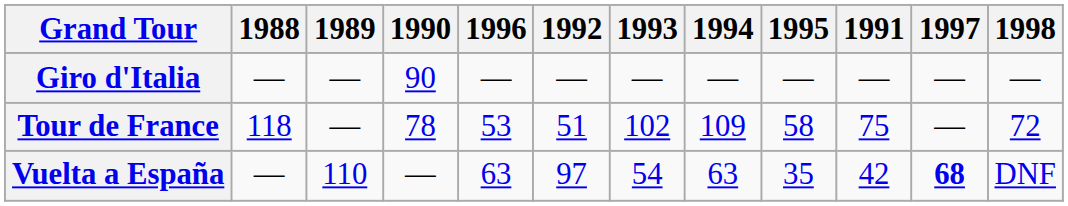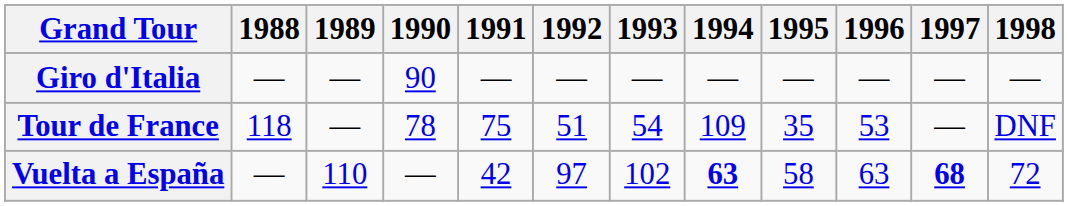columns swapped: (874, 28) <-> (496, 28)
(647, 126) 102 -> (647, 126) 54
(798, 126) 58 -> (798, 126) 35
(1025, 126) 72 -> (1025, 126) DNF
(647, 175) 54 -> (647, 175) 102
(723, 175) normal -> (723, 175) bold
(798, 175) 35 -> (798, 175) 58
(1025, 175) DNF -> (1025, 175) 72
